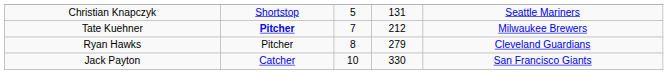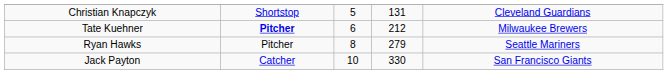(543, 12) Seattle Mariners -> (543, 12) Cleveland Guardians
(353, 28) 7 -> (353, 28) 6
(543, 45) Cleveland Guardians -> (543, 45) Seattle Mariners
